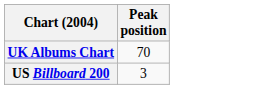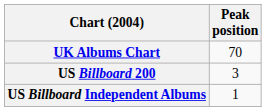+ row: (107, 95)
